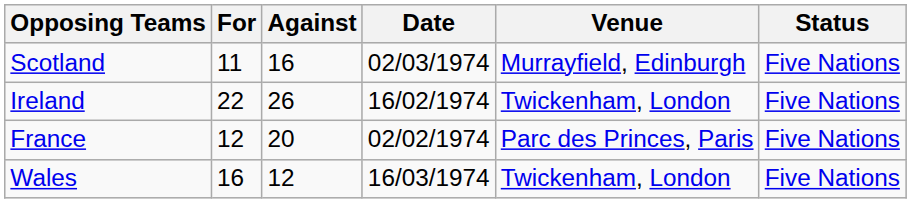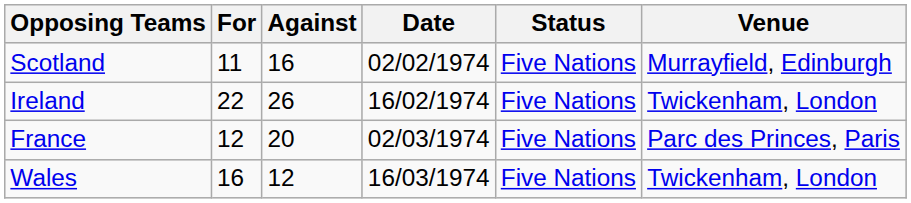columns swapped: (627, 23) <-> (832, 23)
(429, 62) 02/03/1974 -> (429, 62) 02/02/1974
(429, 139) 02/02/1974 -> (429, 139) 02/03/1974
